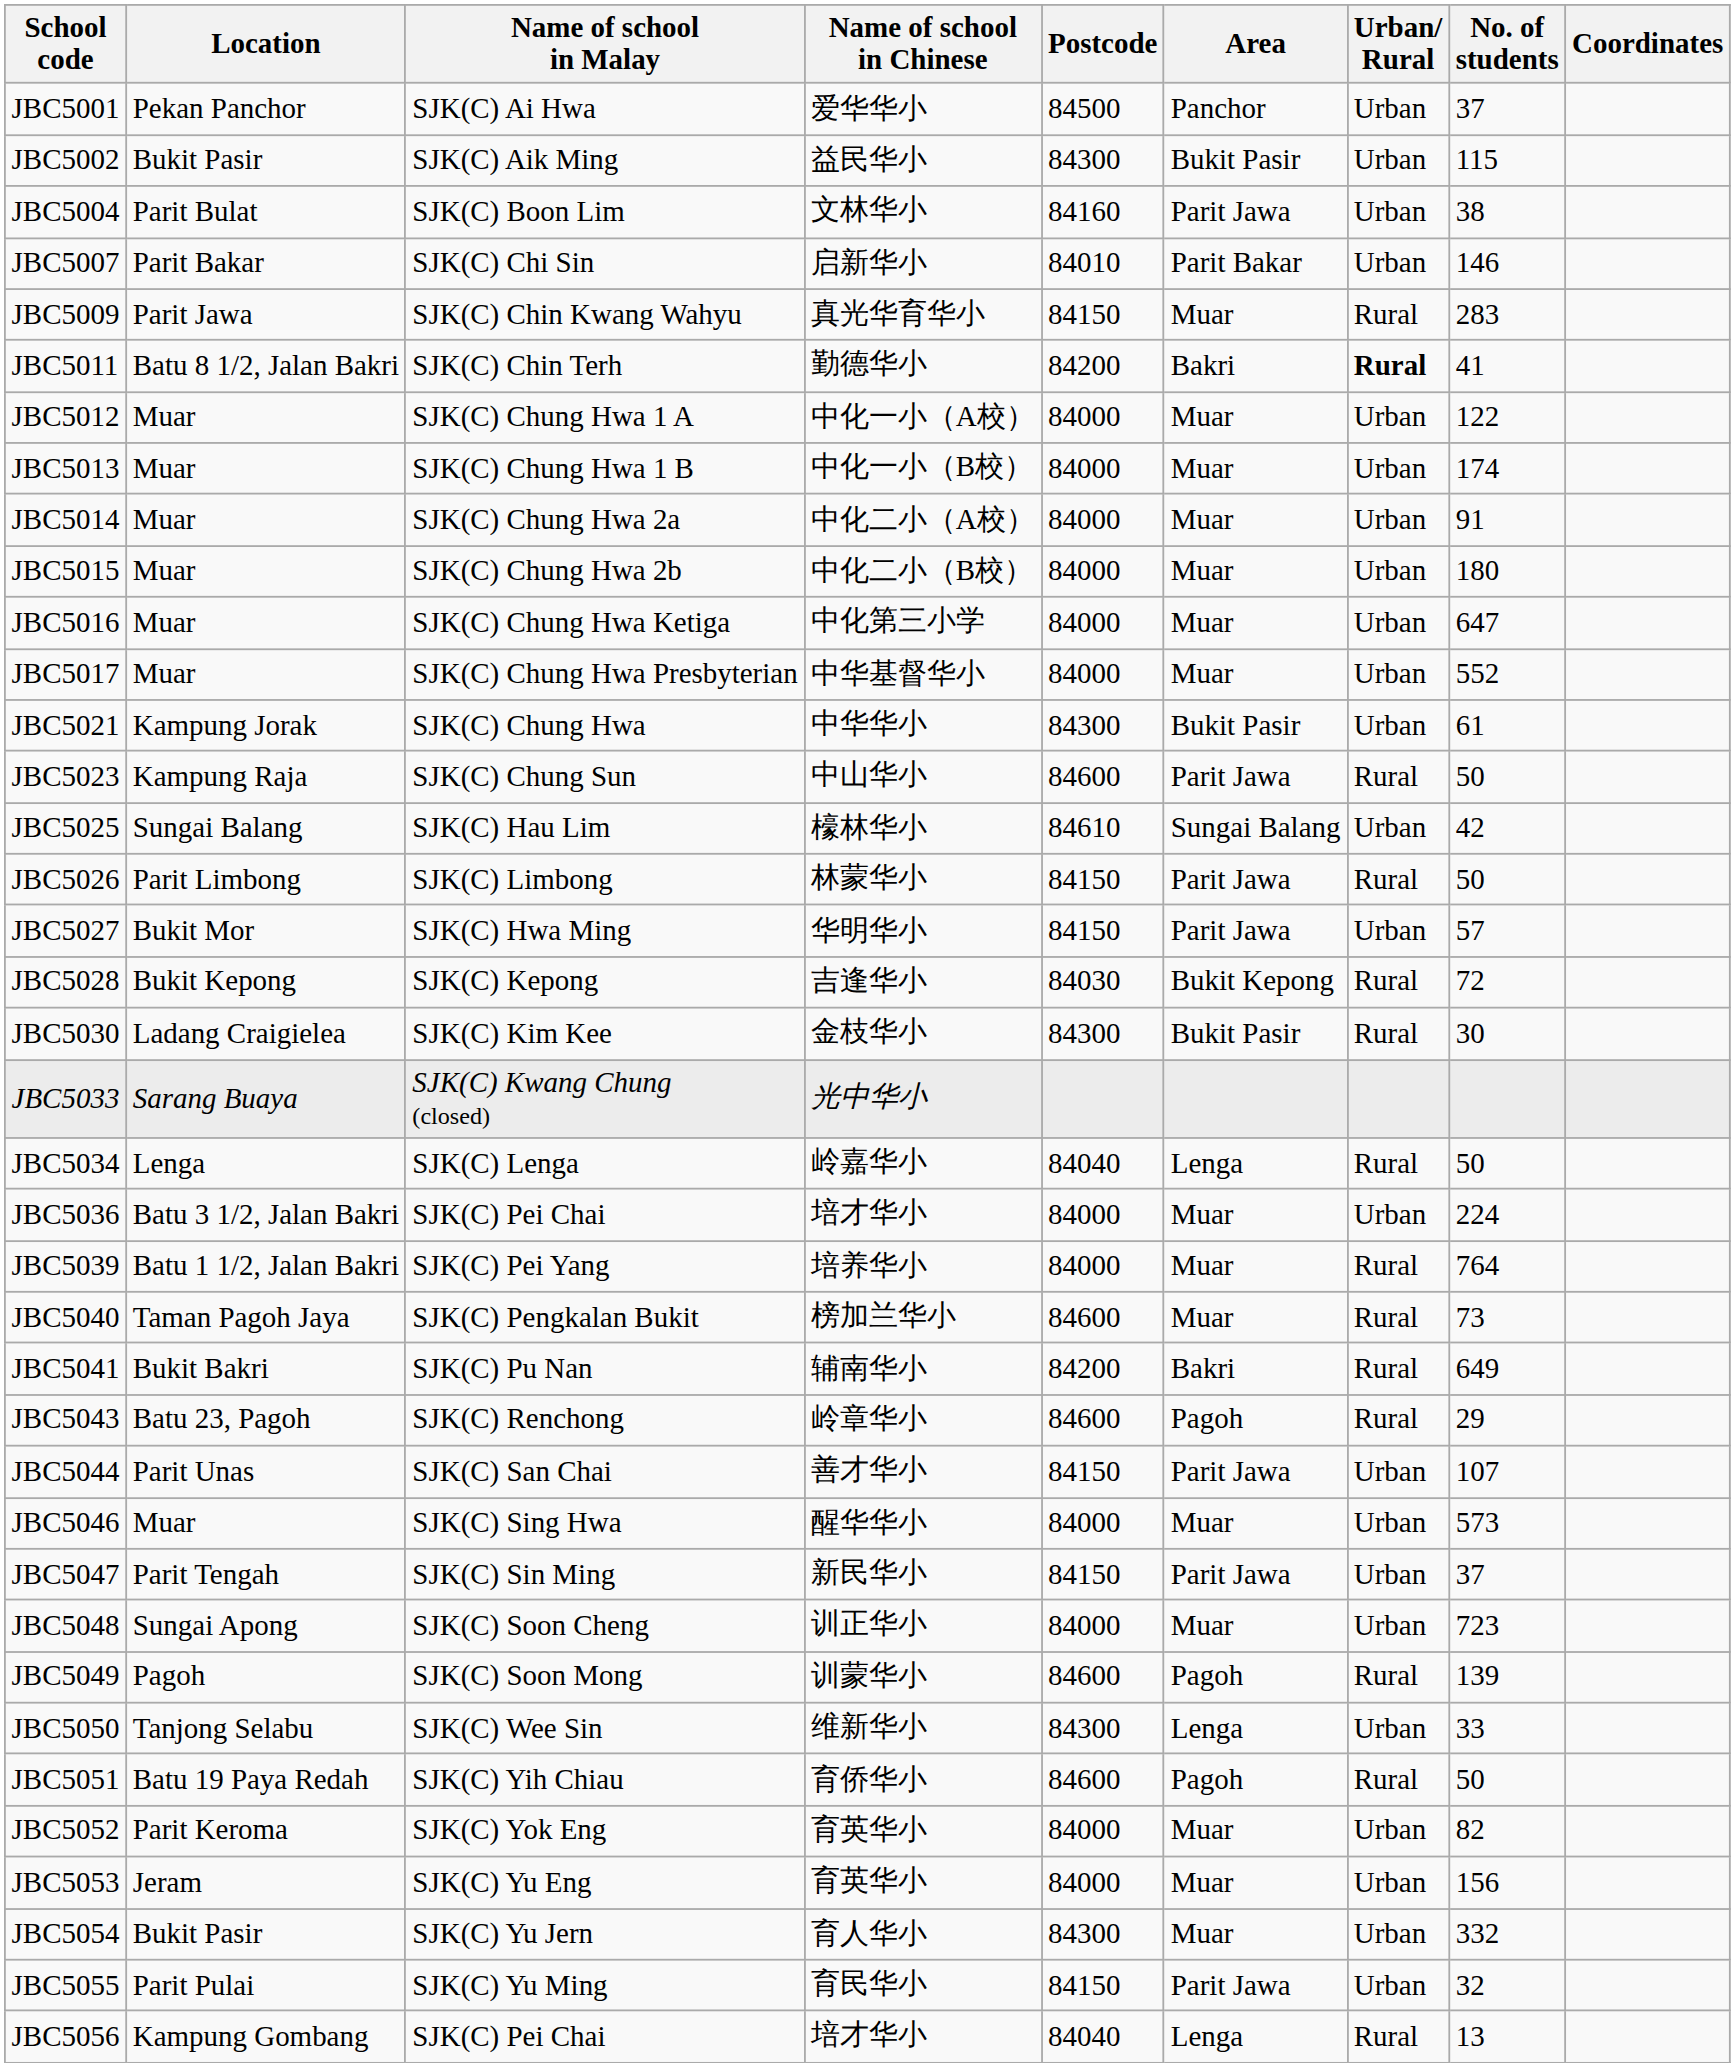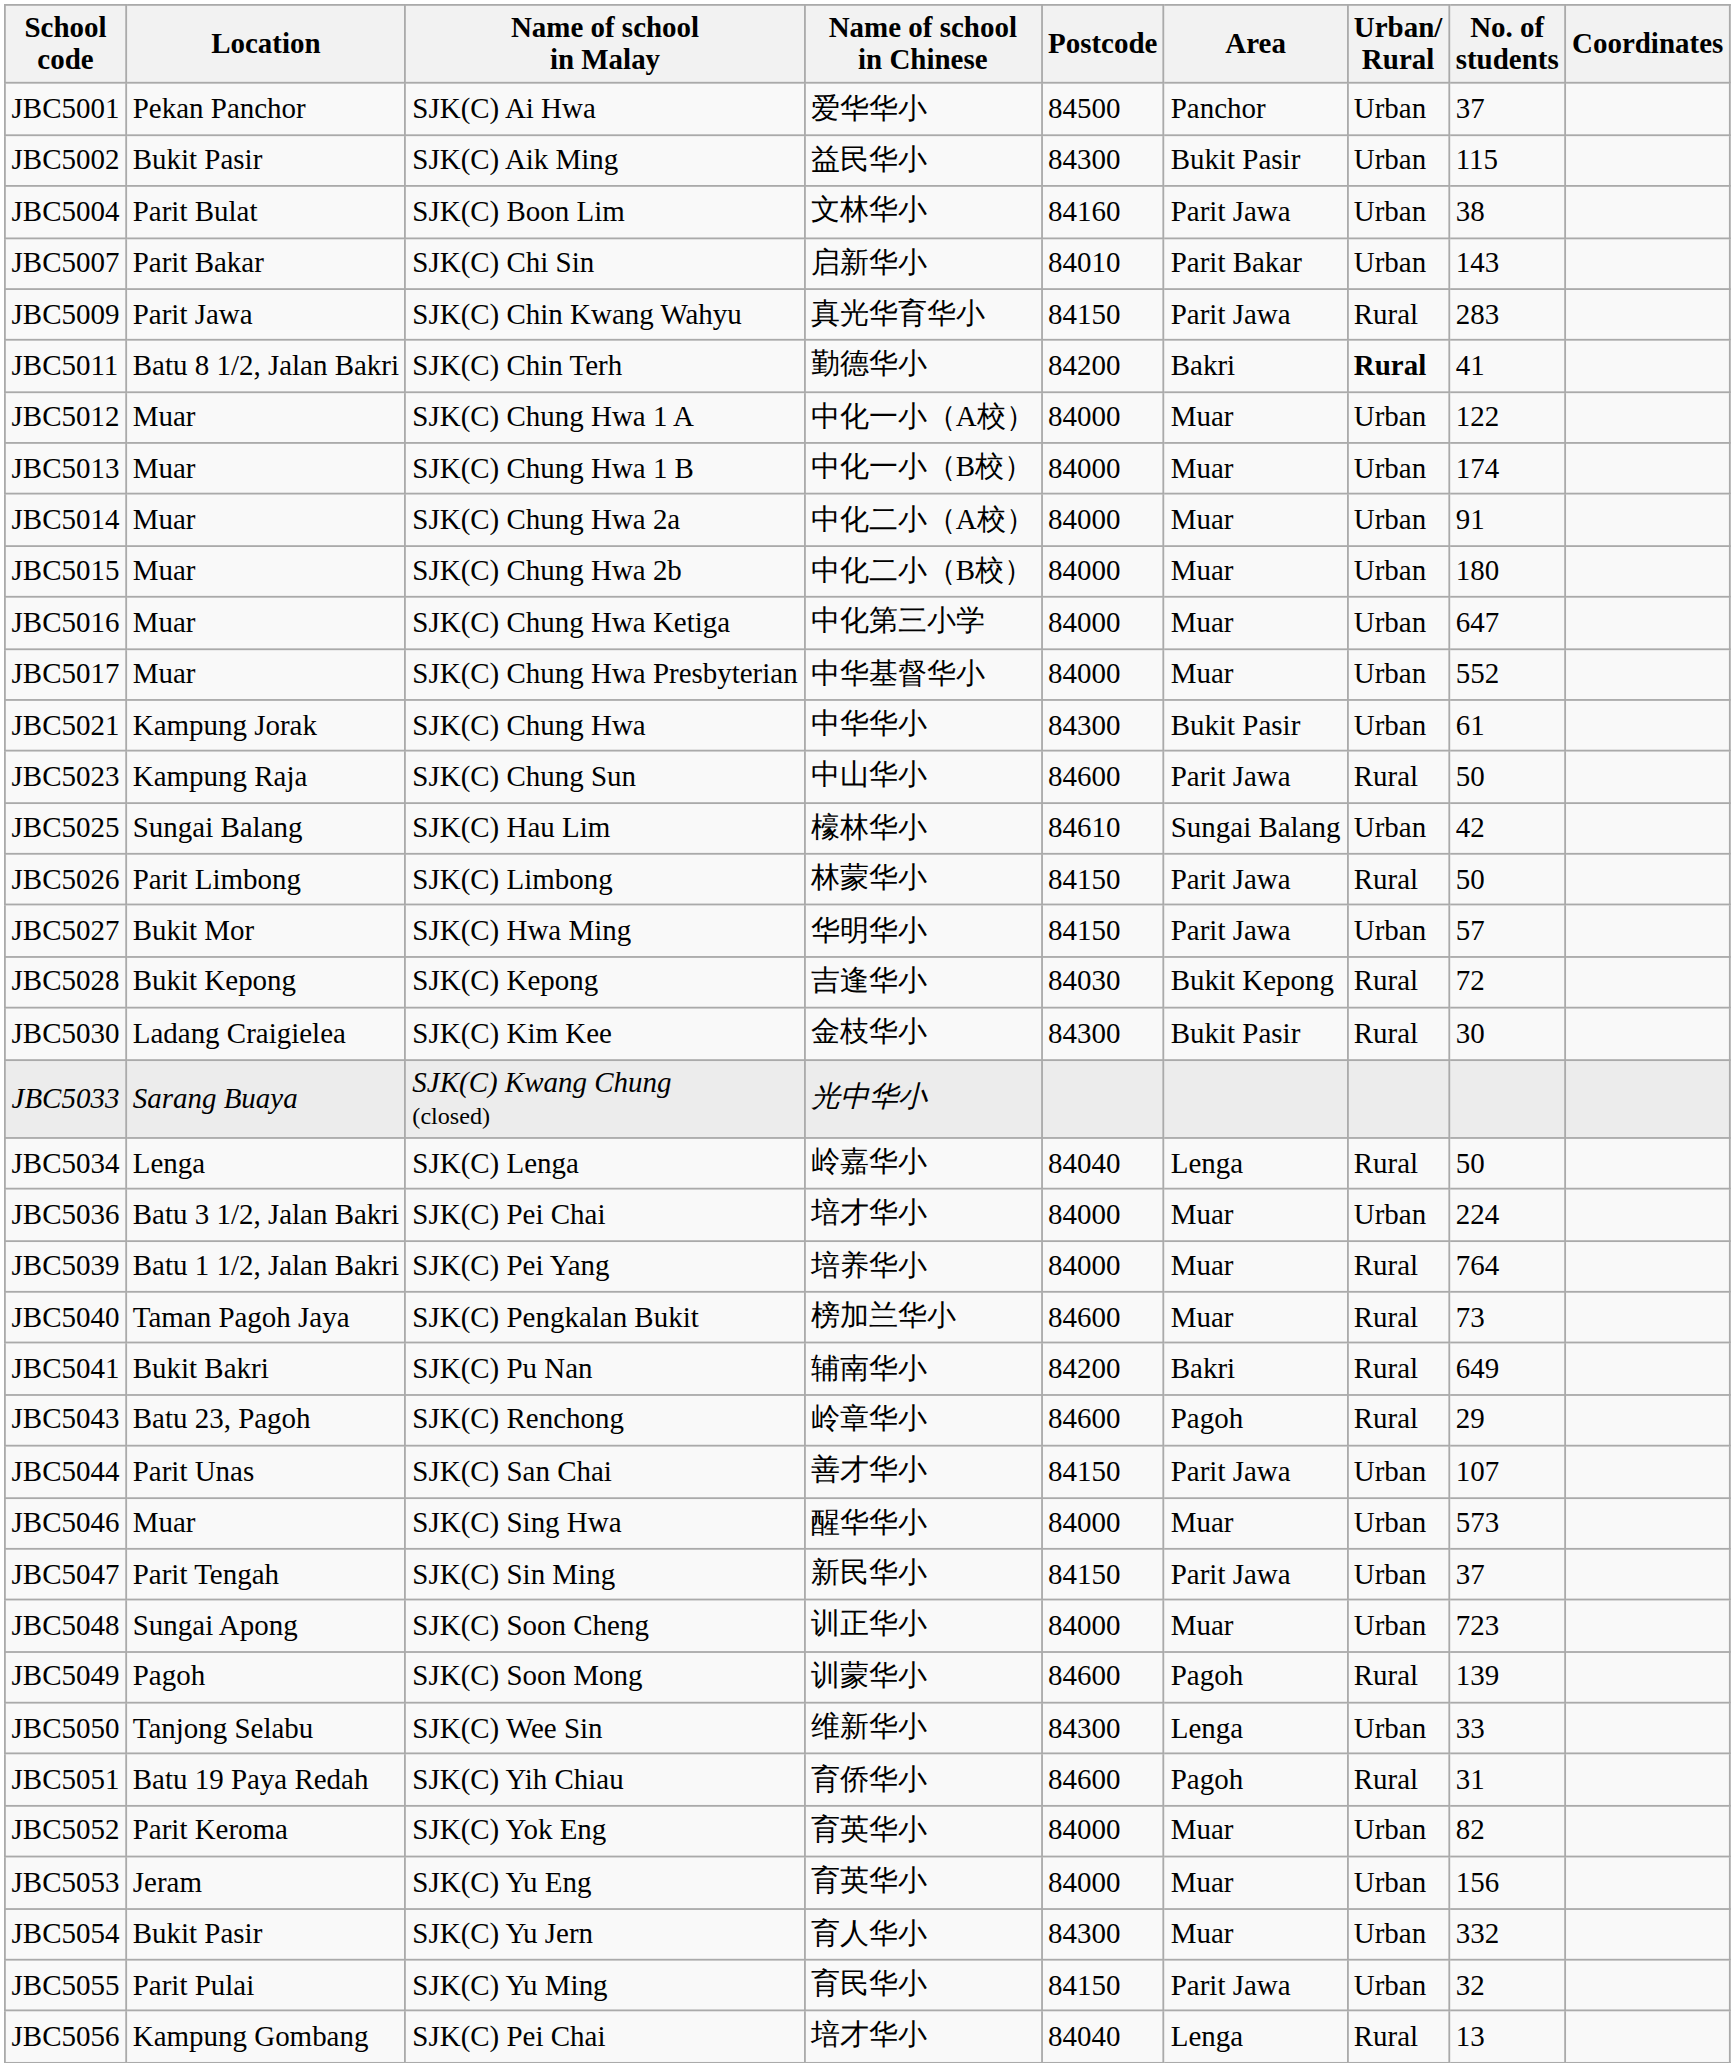(1477, 262) 146 -> (1477, 262) 143
(1202, 314) Muar -> (1231, 314) Parit Jawa
(1470, 1779) 50 -> (1470, 1779) 31
